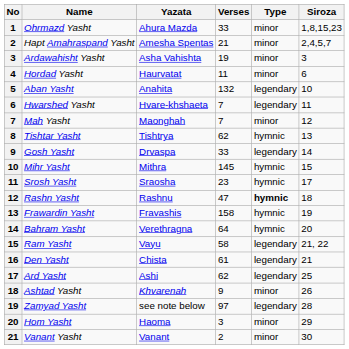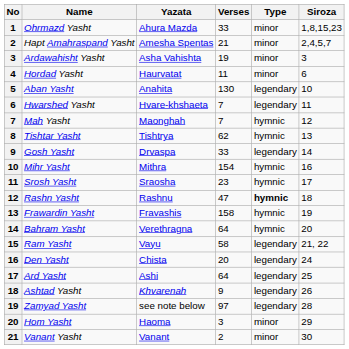(226, 89) 132 -> (226, 89) 130
(266, 120) minor -> (269, 120) hymnic
(226, 167) 145 -> (226, 167) 154
(307, 167) 15 -> (307, 167) 16
(223, 259) 61 -> (223, 259) 20
(307, 259) 21 -> (307, 259) 24
(223, 275) 62 -> (223, 275) 64
(266, 290) minor -> (275, 290) legendary
